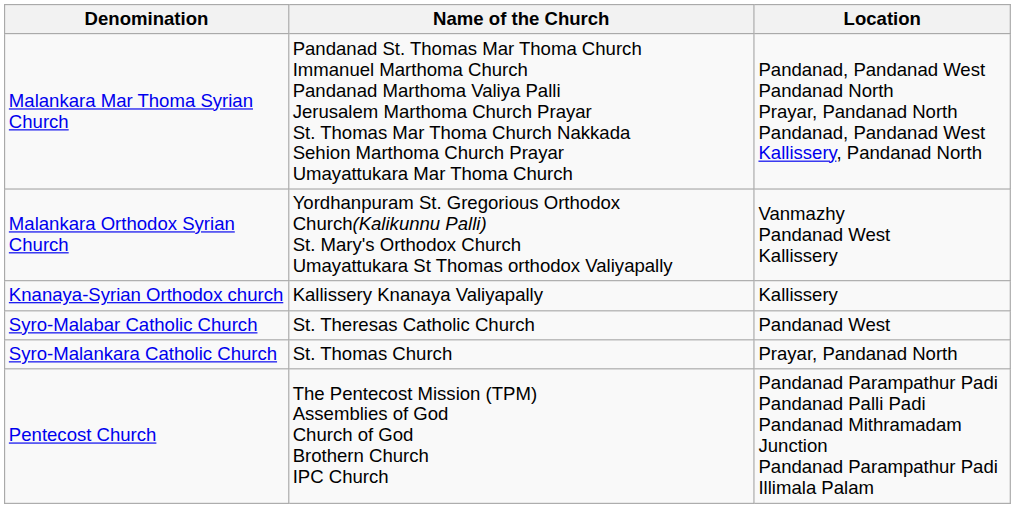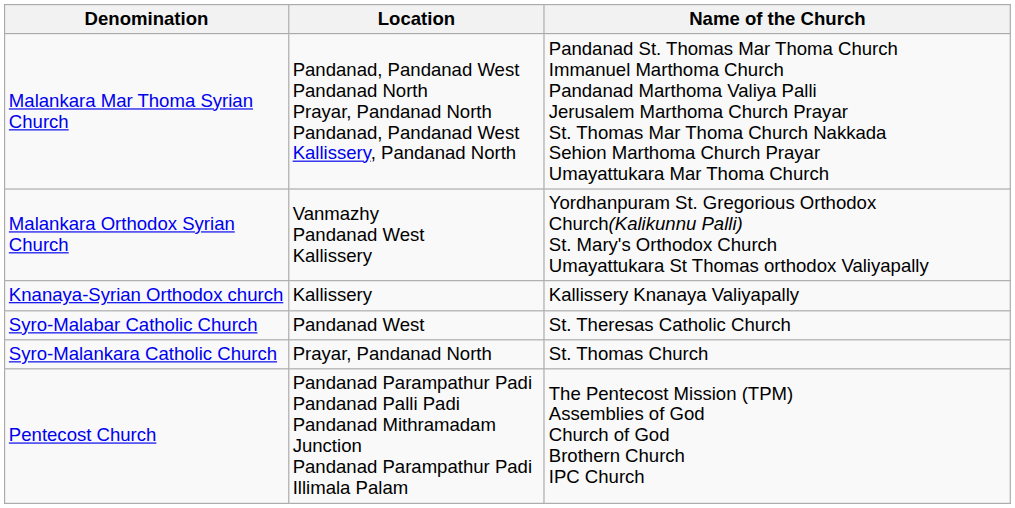columns swapped: (521, 19) <-> (882, 19)
